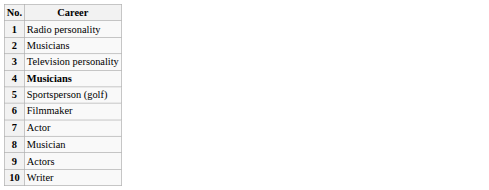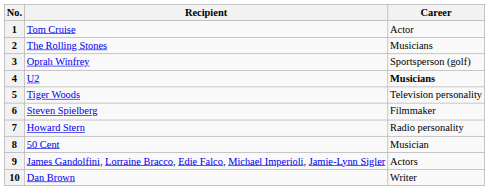+ column: (206, 12)
(64, 29) Radio personality -> (402, 29) Actor
(73, 62) Television personality -> (430, 62) Sportsperson (golf)
(67, 95) Sportsperson (golf) -> (436, 95) Television personality
(39, 128) Actor -> (427, 128) Radio personality
